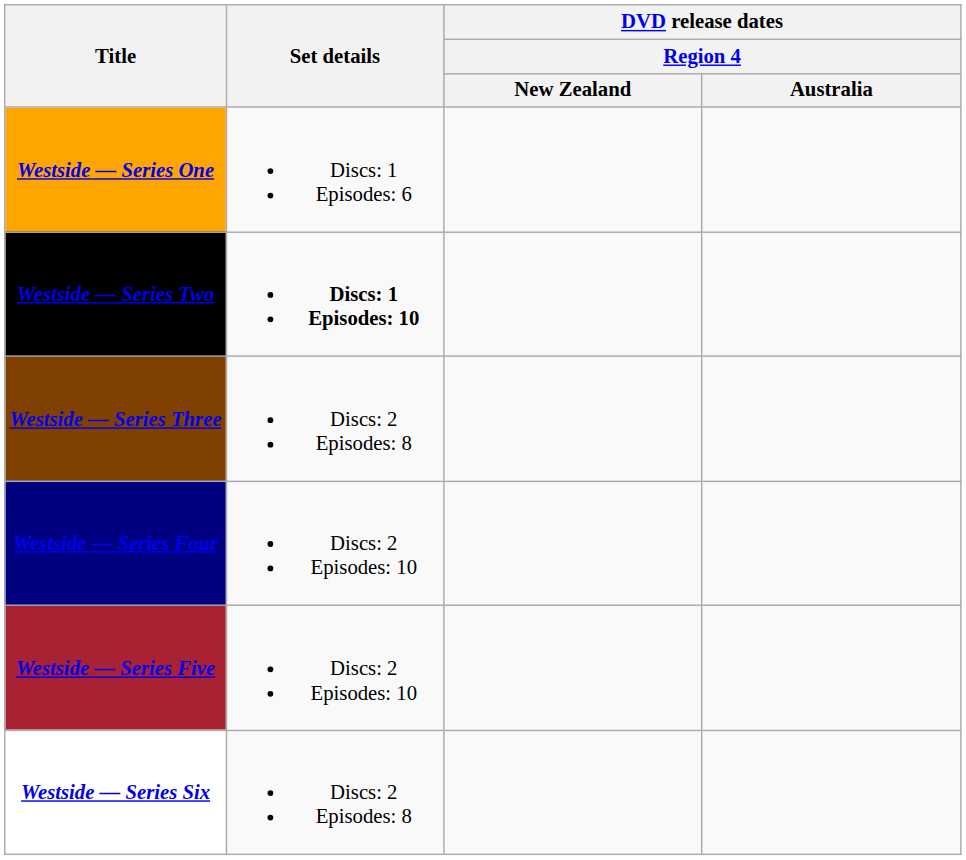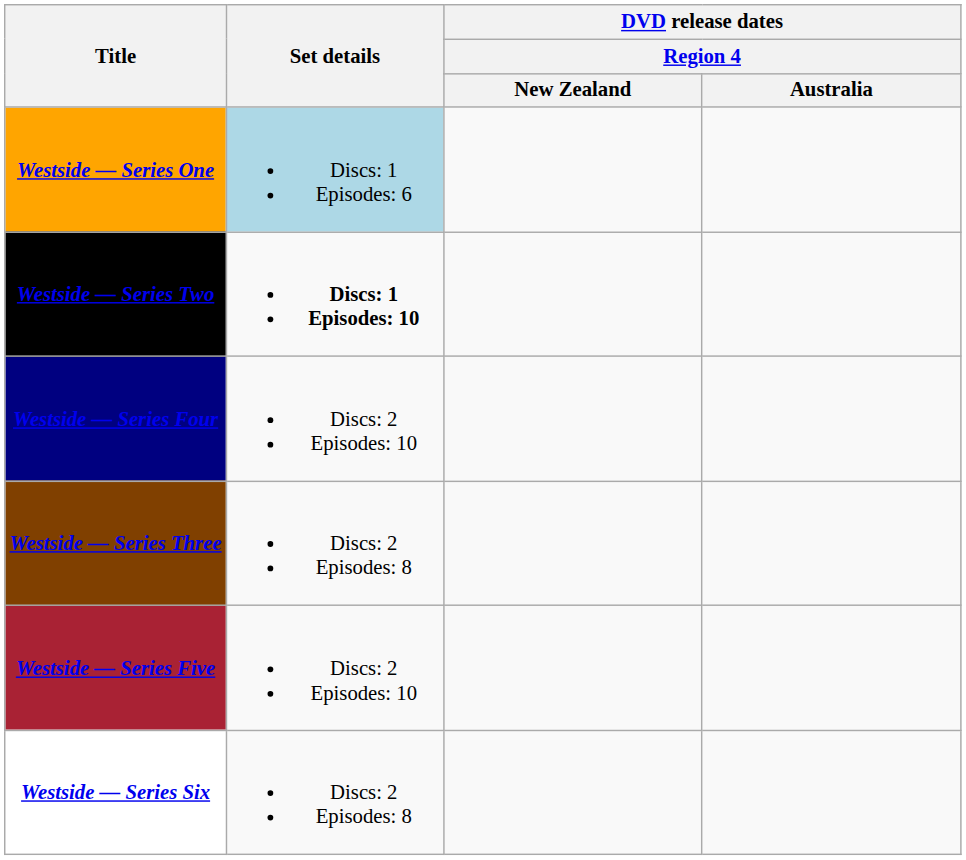(335, 182) no background -> (335, 182) lightblue background
rows swapped: (116, 419) <-> (116, 543)
